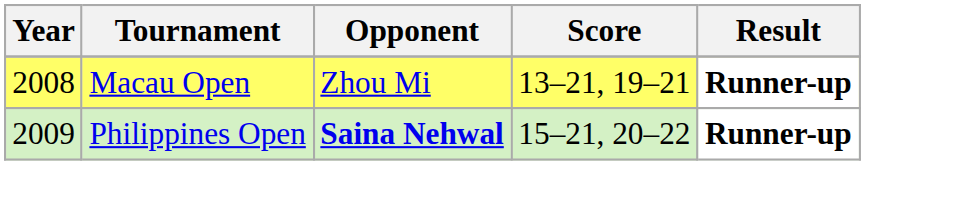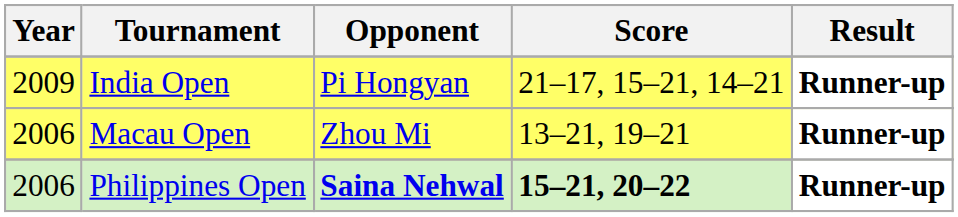+ row: (159, 82)
(44, 82) 2008 -> (44, 133) 2006
(44, 133) 2009 -> (44, 185) 2006
(604, 133) normal -> (604, 185) bold
